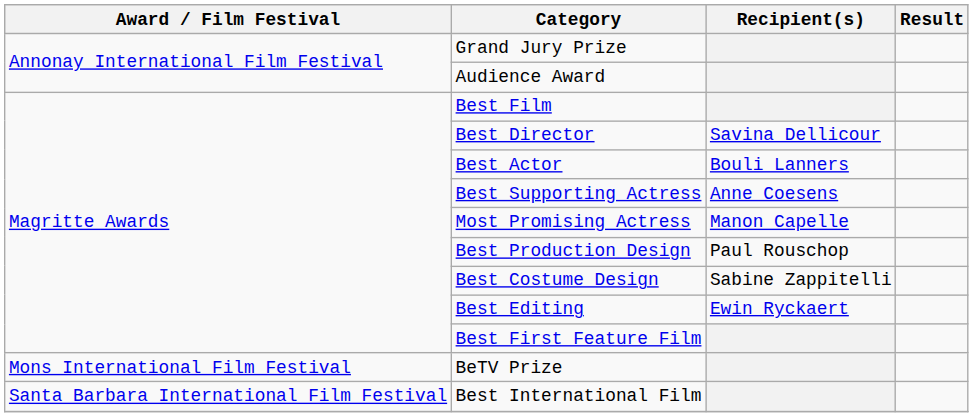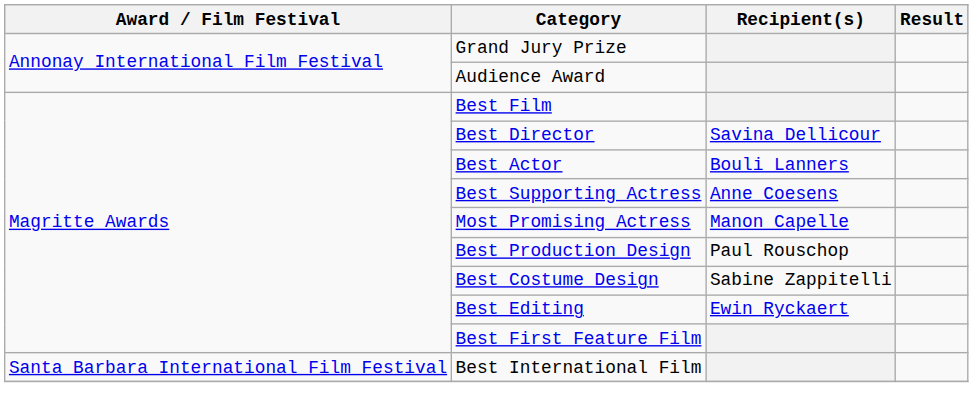- row: (509, 368)
